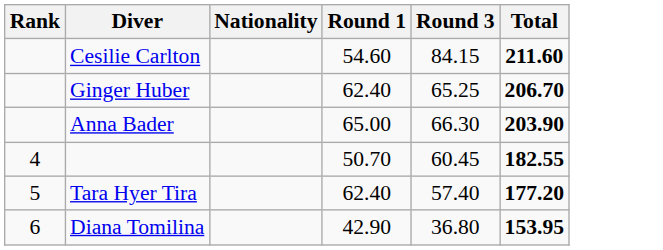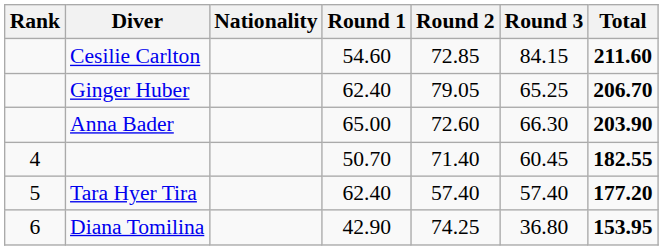+ column: (455, 21)
